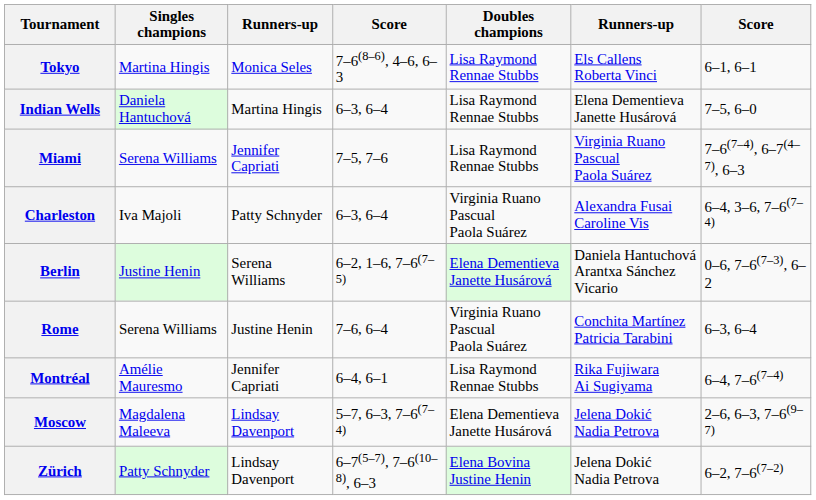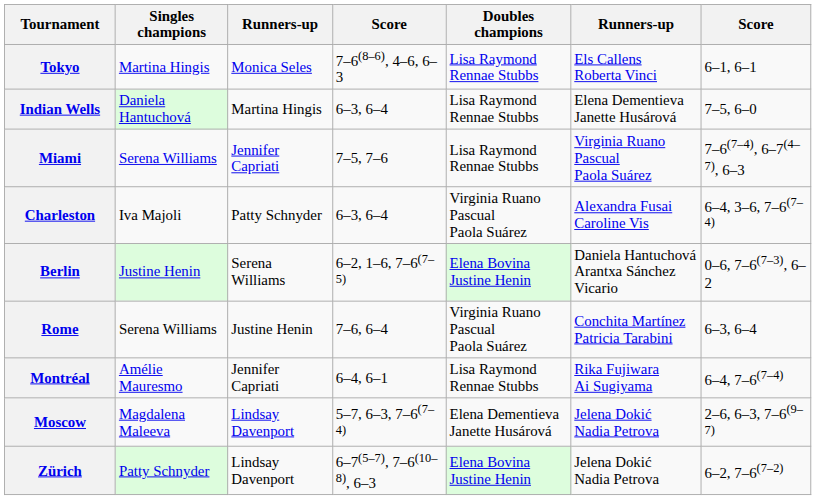(504, 272) Elena Dementieva Janette Husárová -> (490, 272) Elena Bovina Justine Henin
